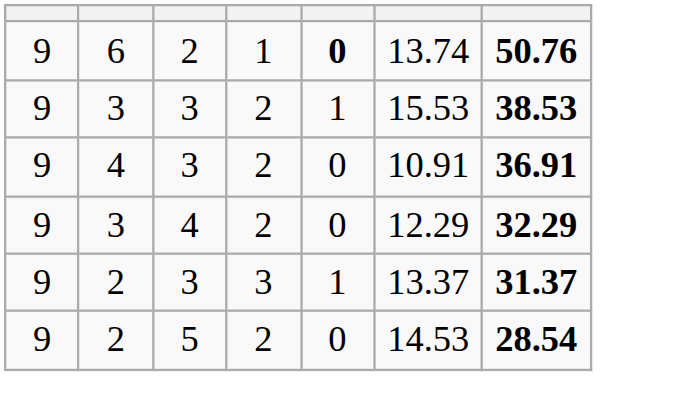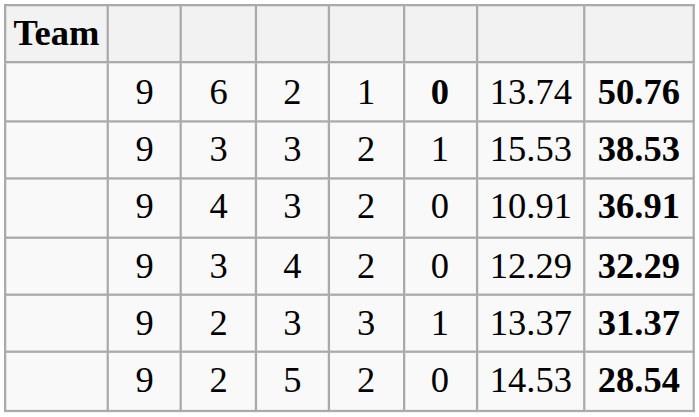+ column: (56, 33)
